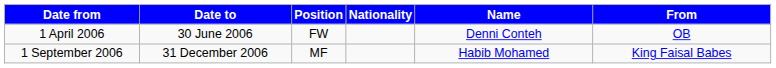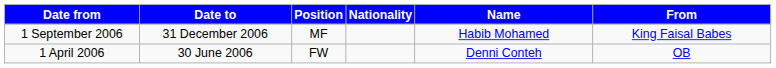rows swapped: (72, 34) <-> (72, 54)
